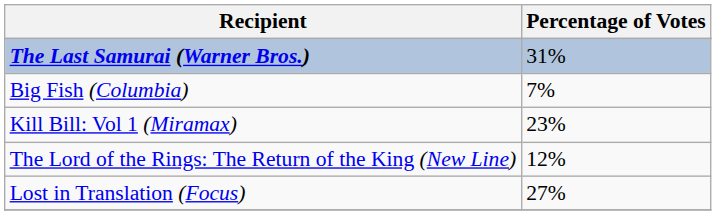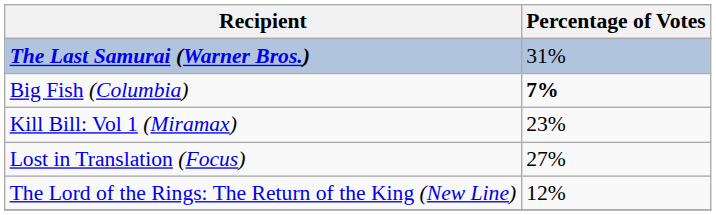(541, 90) normal -> (542, 90) bold
rows swapped: (263, 158) <-> (128, 192)
